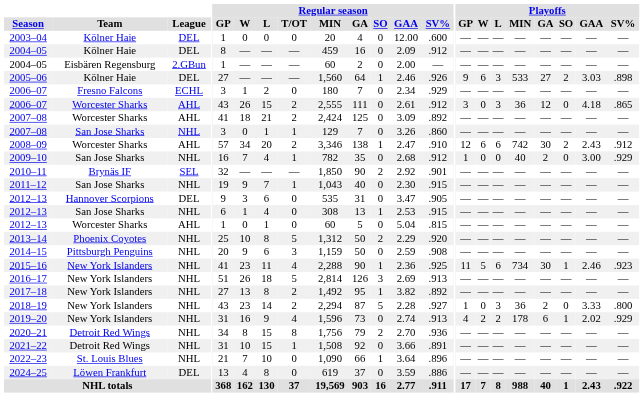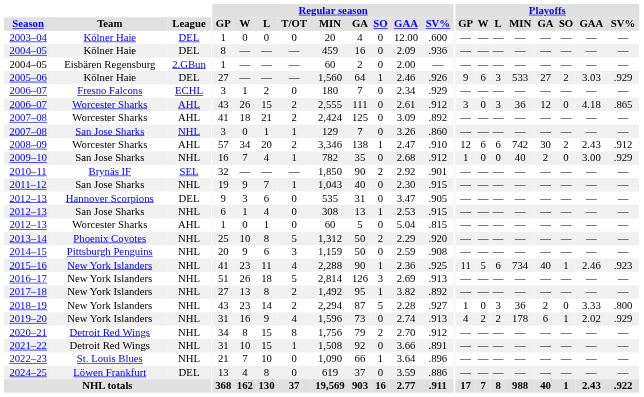(438, 51) .912 -> (438, 51) .936
(623, 77) .898 -> (623, 77) .929
(545, 265) 30 -> (545, 265) 40
(438, 332) .936 -> (438, 332) .912
